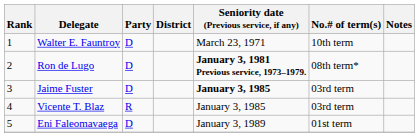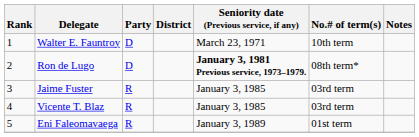(129, 89) D -> (129, 89) R
(233, 89) bold -> (231, 89) normal
(129, 123) D -> (129, 123) R
